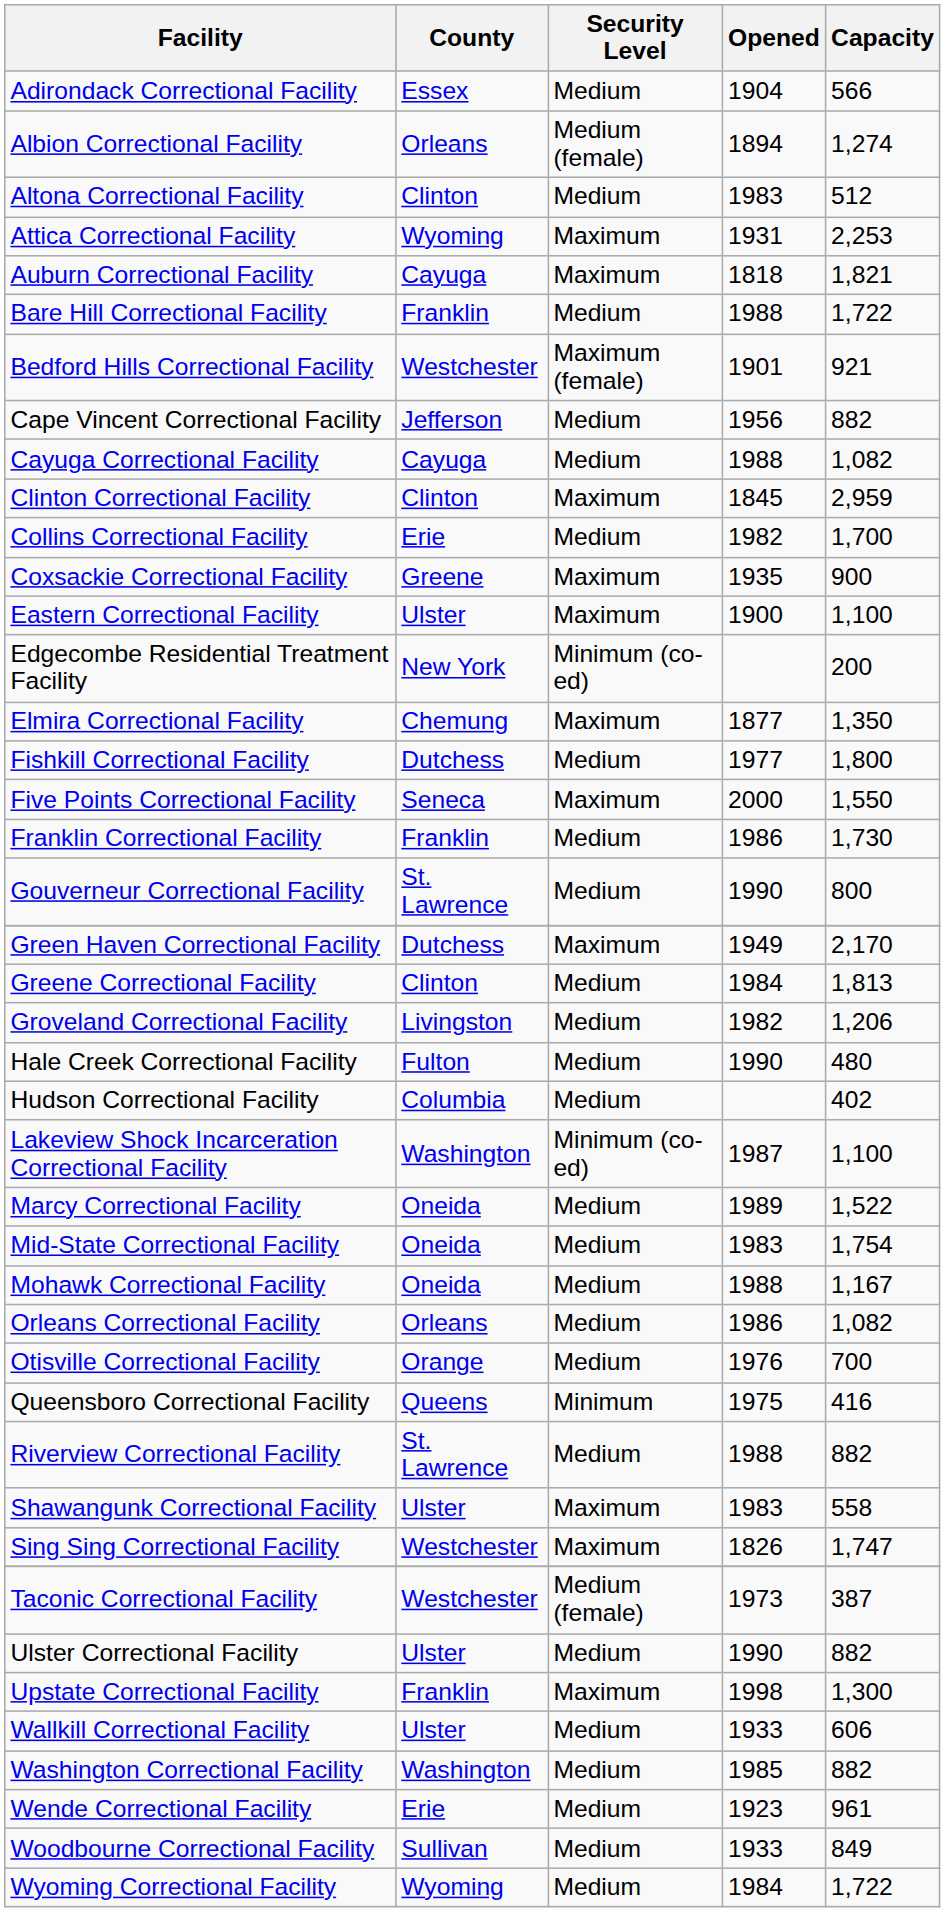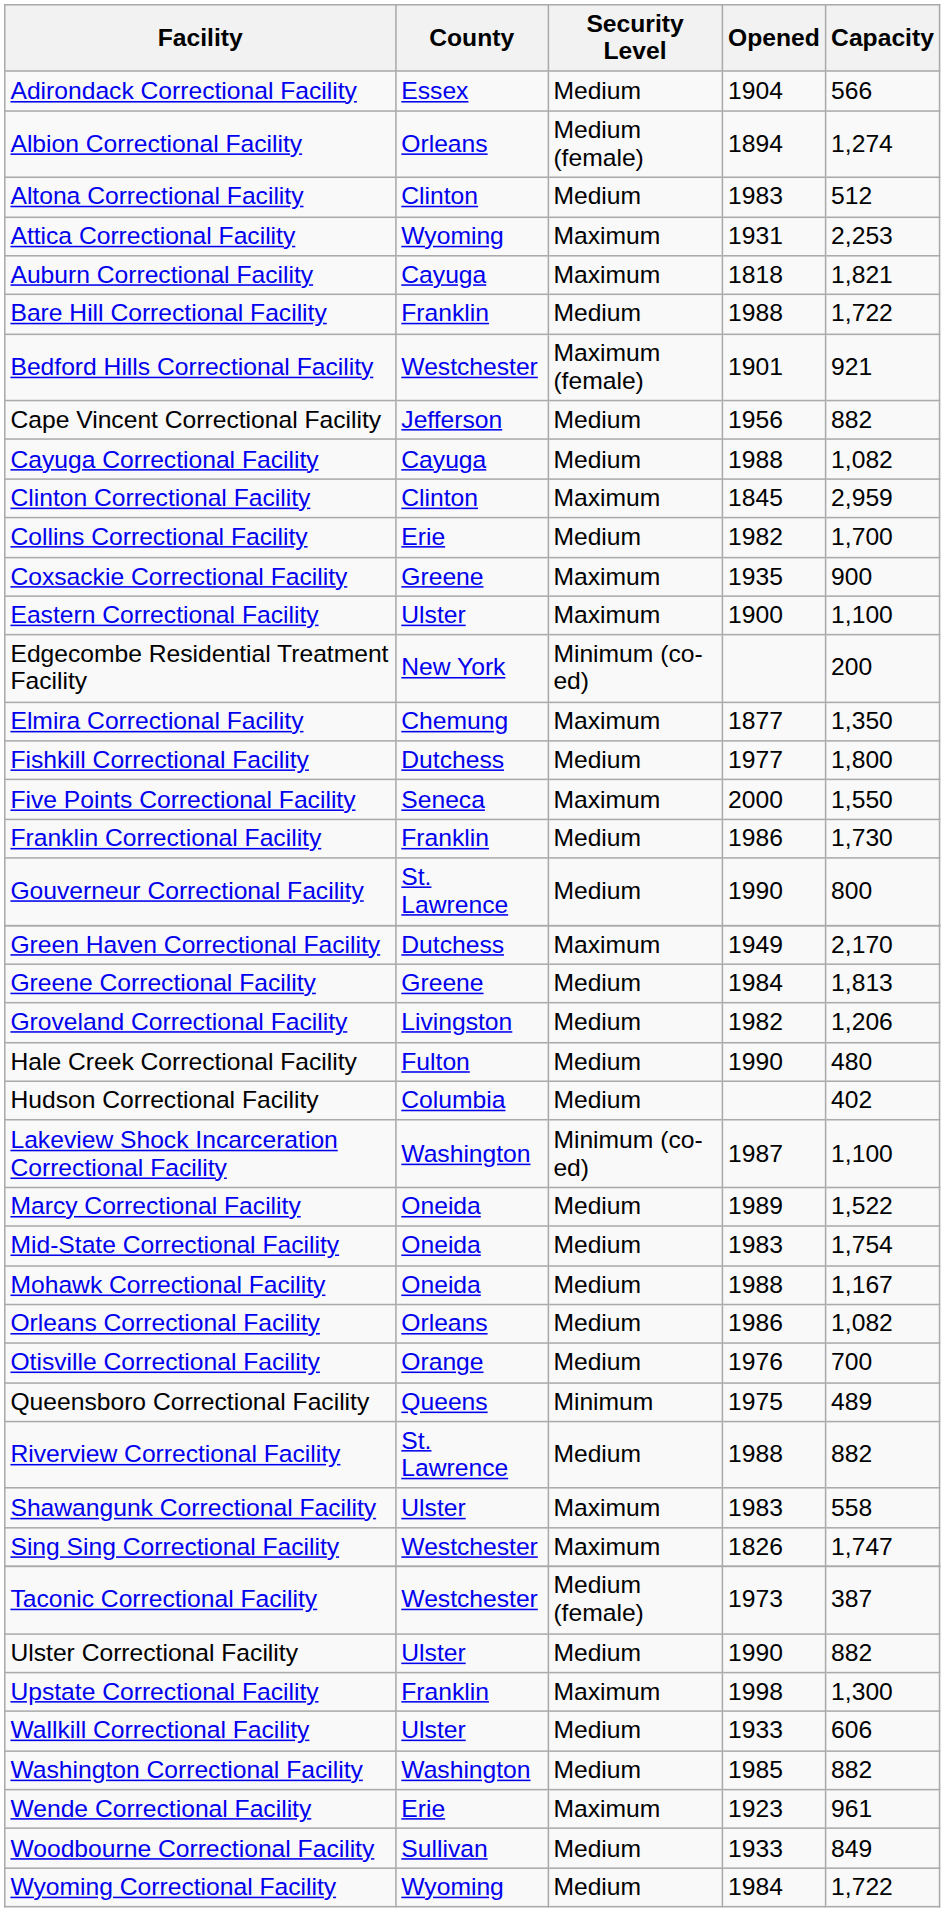(440, 983) Clinton -> (442, 983) Greene
(852, 1401) 416 -> (852, 1401) 489
(597, 1808) Medium -> (607, 1808) Maximum
